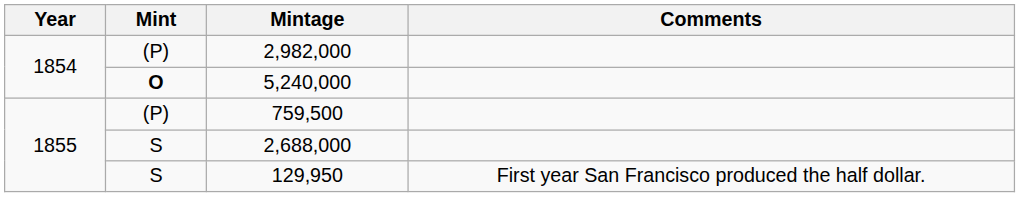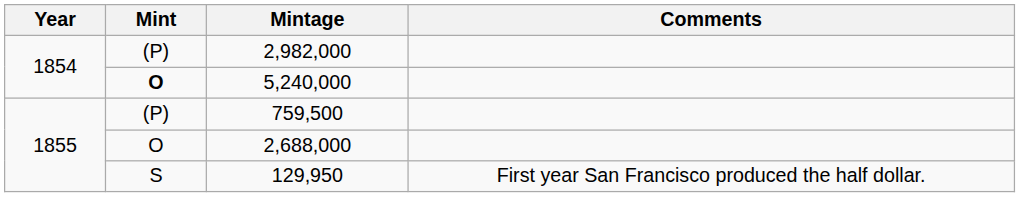(156, 144) S -> (156, 144) O
